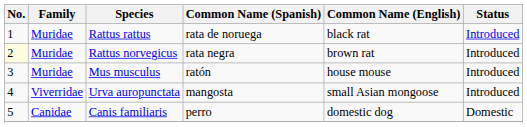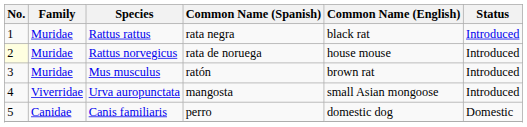(224, 33) rata de noruega -> (210, 33) rata negra
(210, 53) rata negra -> (224, 53) rata de noruega
(351, 53) brown rat -> (359, 53) house mouse
(359, 72) house mouse -> (351, 72) brown rat
